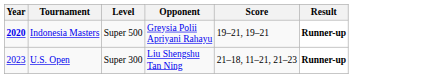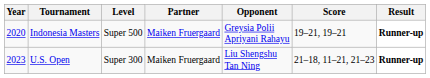+ column: (184, 12)
(16, 34) bold -> (16, 34) normal
